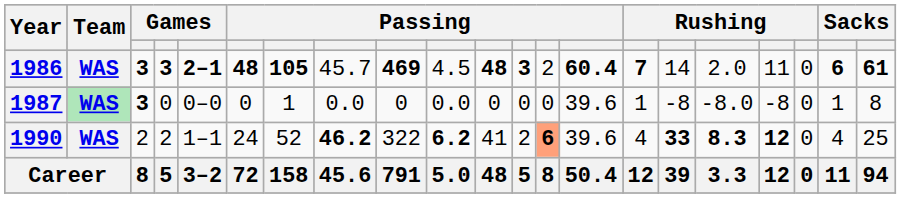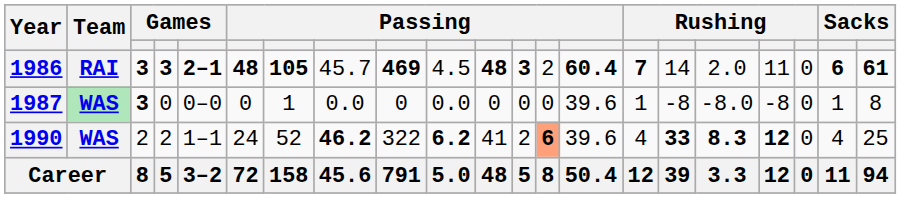(99, 69) WAS -> (99, 69) RAI
